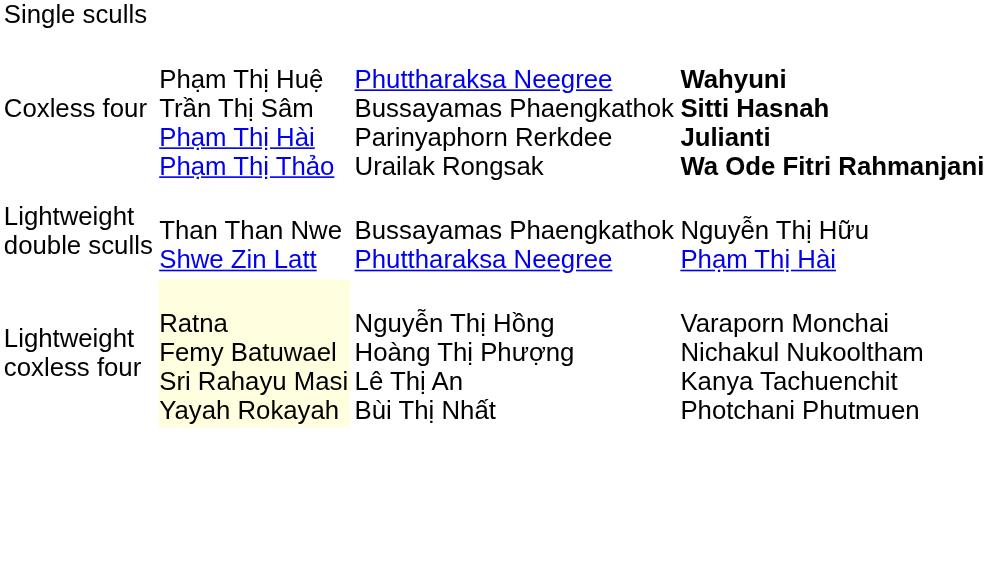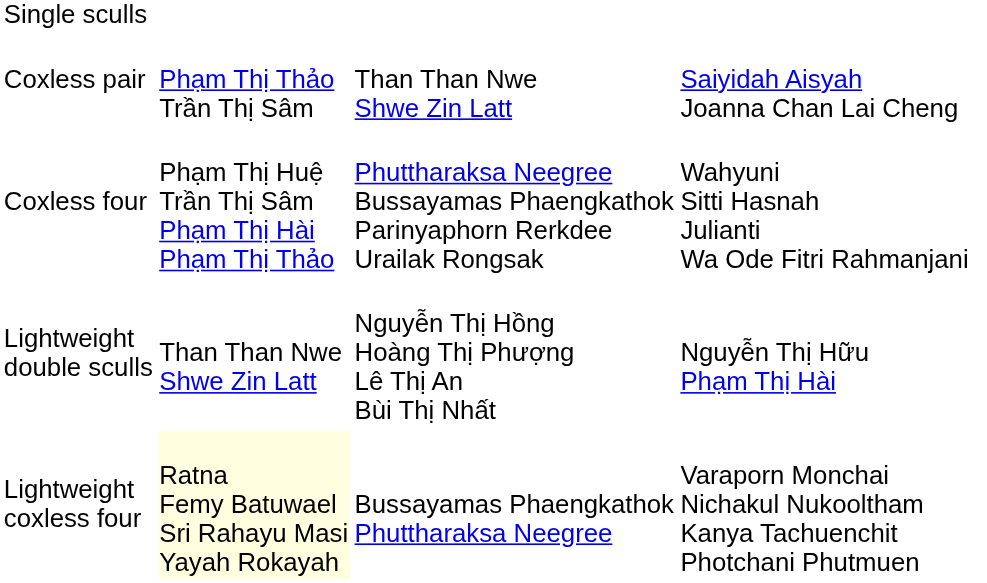+ row: (75, 79)
(832, 122) bold -> (825, 216) normal
(514, 245) Bussayamas Phaengkathok Phuttharaksa Neegree -> (465, 367) Nguyễn Thị Hồng Hoàng Thị Phượng Lê Thị An Bùi Thị Nhất
(465, 367) Nguyễn Thị Hồng Hoàng Thị Phượng Lê Thị An Bùi Thị Nhất -> (514, 518) Bussayamas Phaengkathok Phuttharaksa Neegree
